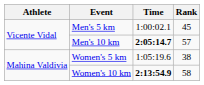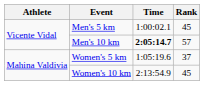(186, 58) 38 -> (186, 58) 37
(153, 73) bold -> (153, 73) normal
(186, 73) 58 -> (186, 73) 45
